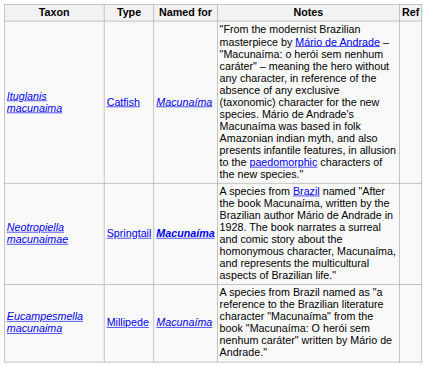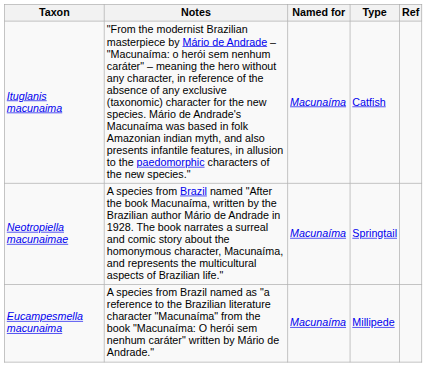columns swapped: (129, 13) <-> (308, 13)
(185, 233) bold -> (318, 233) normal
